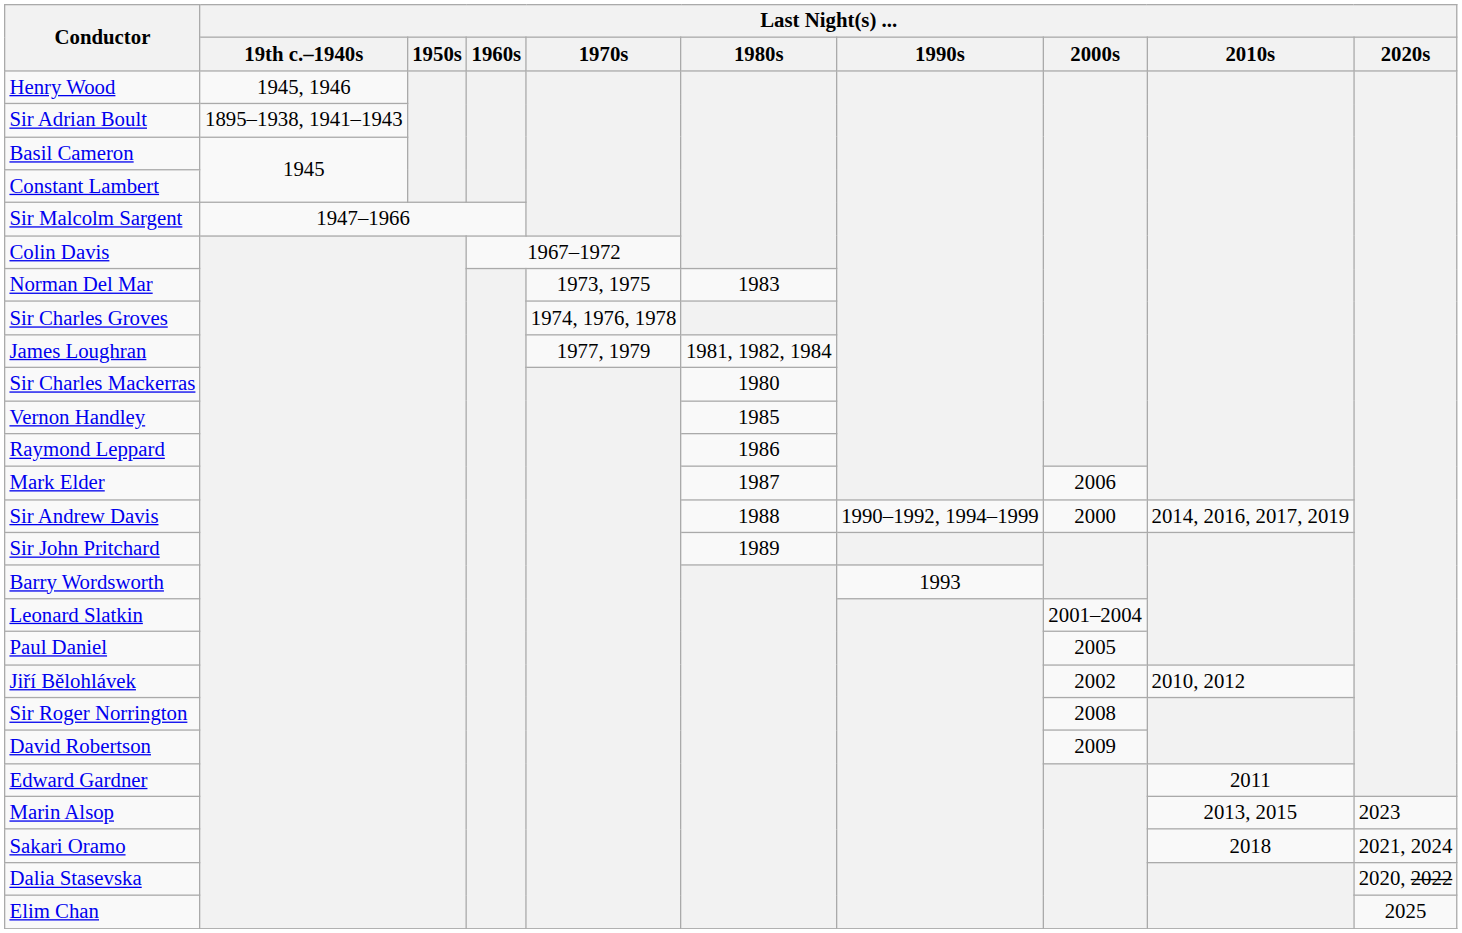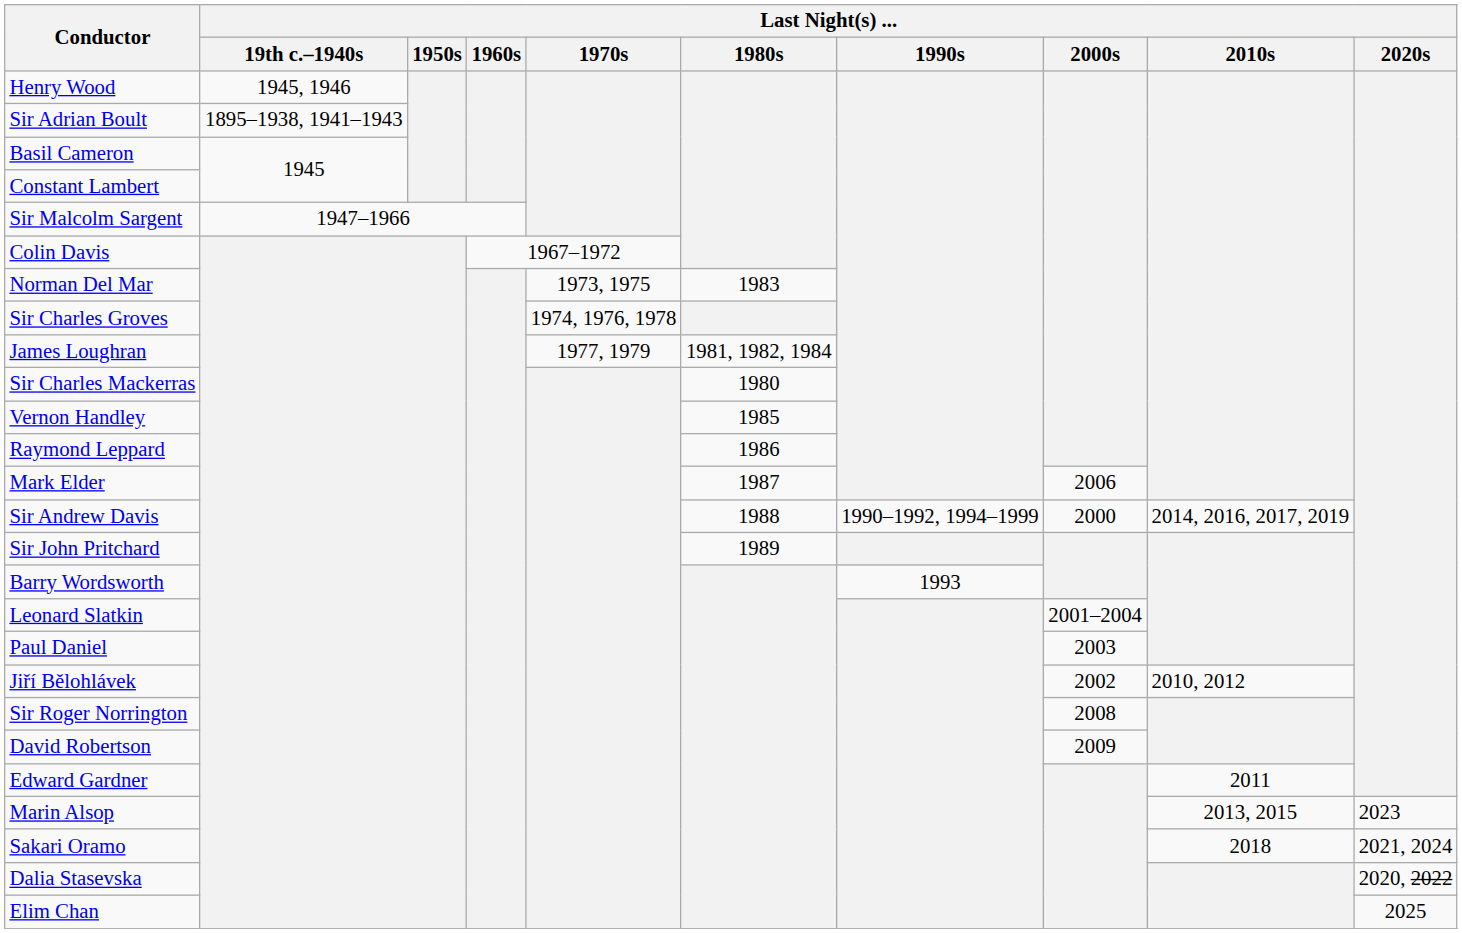(1095, 647) 2005 -> (1095, 647) 2003
